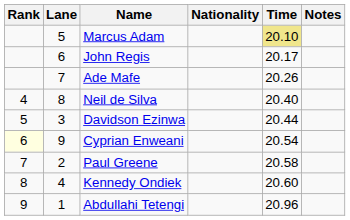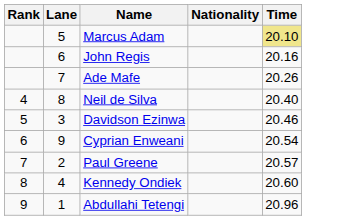- column: (323, 15)
(282, 57) 20.17 -> (282, 57) 20.16
(282, 120) 20.44 -> (282, 120) 20.46
(24, 141) lightyellow background -> (24, 141) no background
(282, 162) 20.58 -> (282, 162) 20.57
